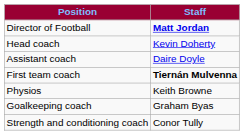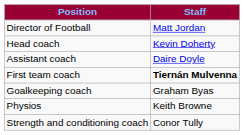(181, 28) bold -> (179, 28) normal
rows swapped: (49, 106) <-> (24, 91)
